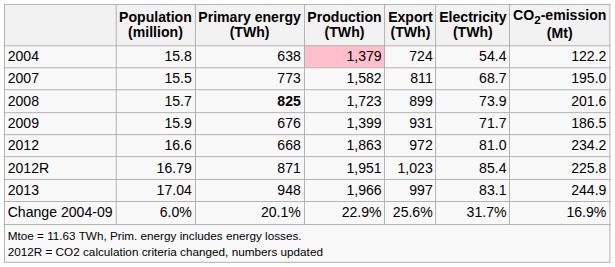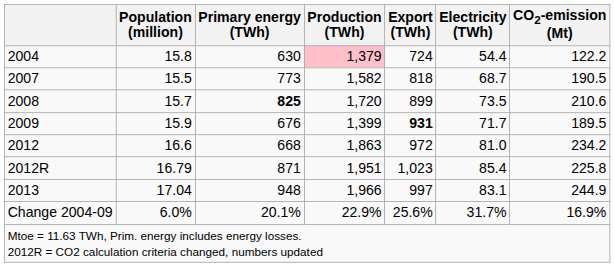(289, 56) 638 -> (289, 56) 630
(421, 78) 811 -> (421, 78) 818
(589, 78) 195.0 -> (589, 78) 190.5
(364, 101) 1,723 -> (364, 101) 1,720
(493, 101) 73.9 -> (493, 101) 73.5
(589, 101) 201.6 -> (589, 101) 210.6
(421, 123) normal -> (421, 123) bold
(589, 123) 186.5 -> (589, 123) 189.5
